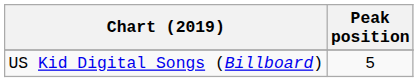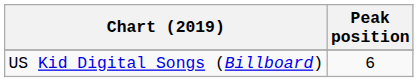(370, 64) 5 -> (370, 64) 6
